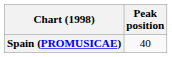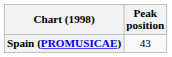(145, 43) 40 -> (145, 43) 43
